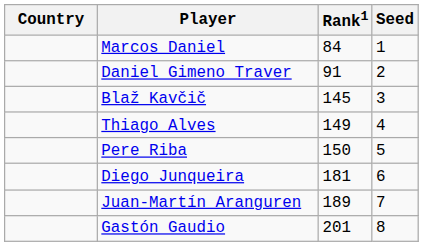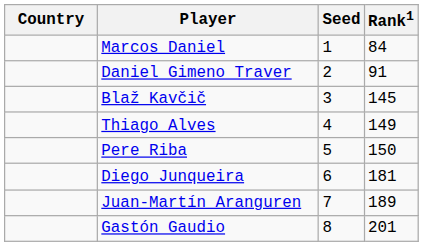columns swapped: (345, 20) <-> (395, 20)
